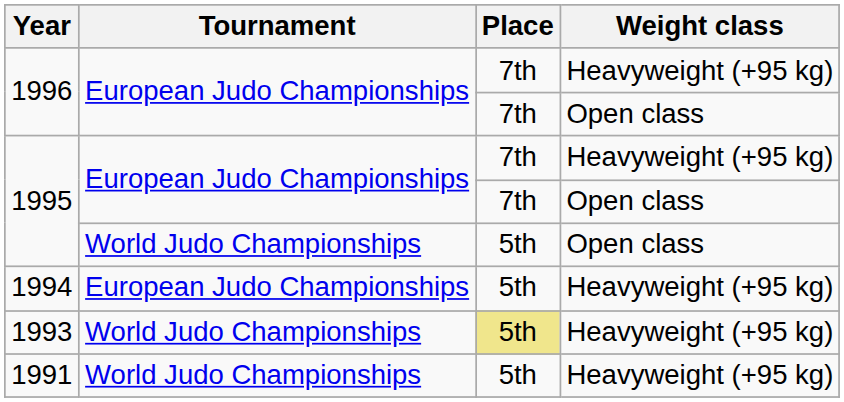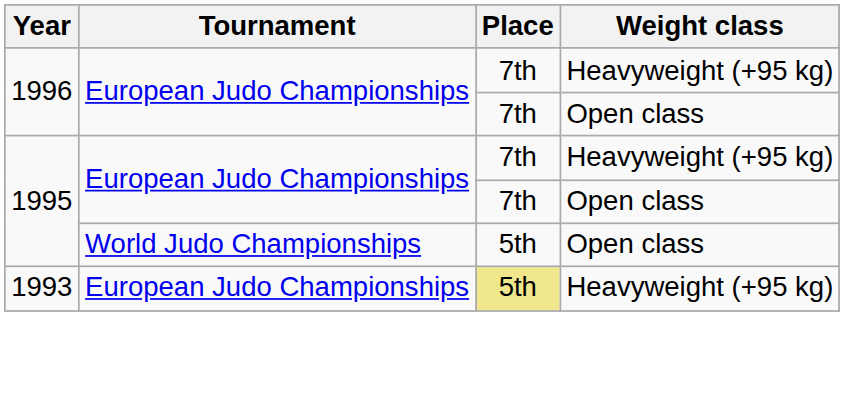- row: (42, 288)
(253, 331) World Judo Championships -> (277, 288) European Judo Championships
- row: (42, 375)
